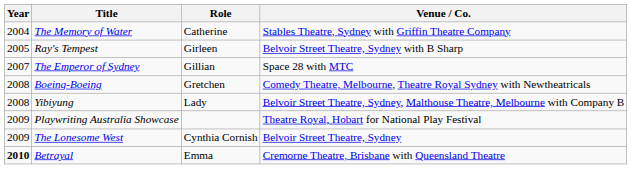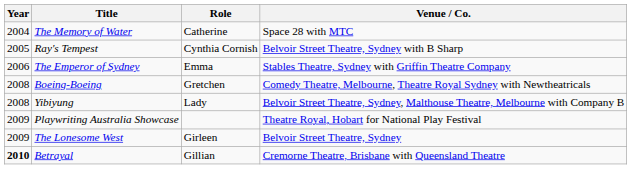(387, 31) Stables Theatre, Sydney with Griffin Theatre Company -> (308, 31) Space 28 with MTC
(201, 48) Girleen -> (221, 48) Cynthia Cornish
(18, 66) 2007 -> (18, 66) 2006
(199, 66) Gillian -> (198, 66) Emma
(308, 66) Space 28 with MTC -> (387, 66) Stables Theatre, Sydney with Griffin Theatre Company
(221, 137) Cynthia Cornish -> (201, 137) Girleen
(198, 155) Emma -> (199, 155) Gillian
